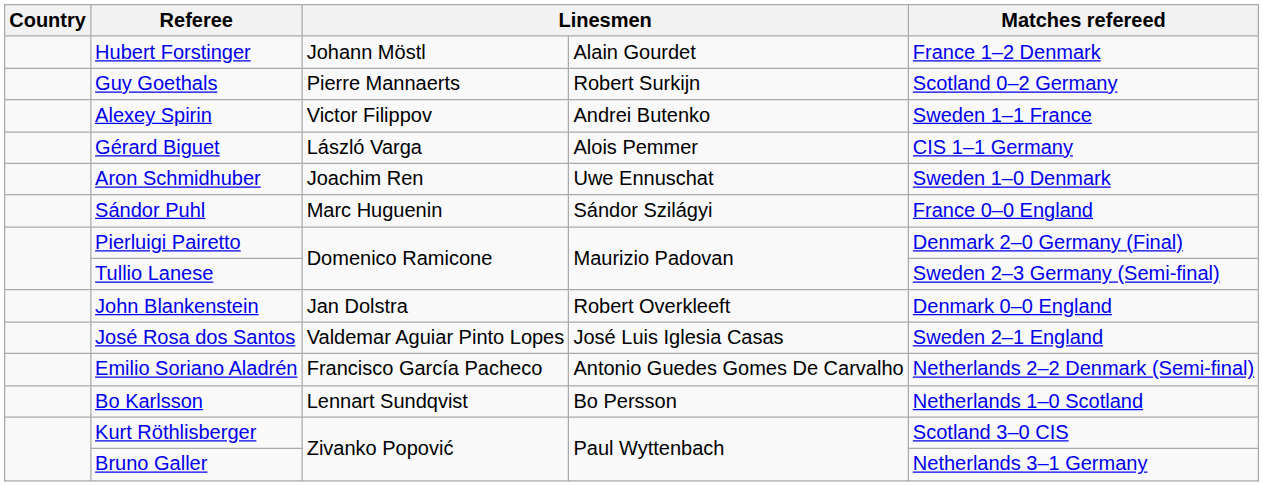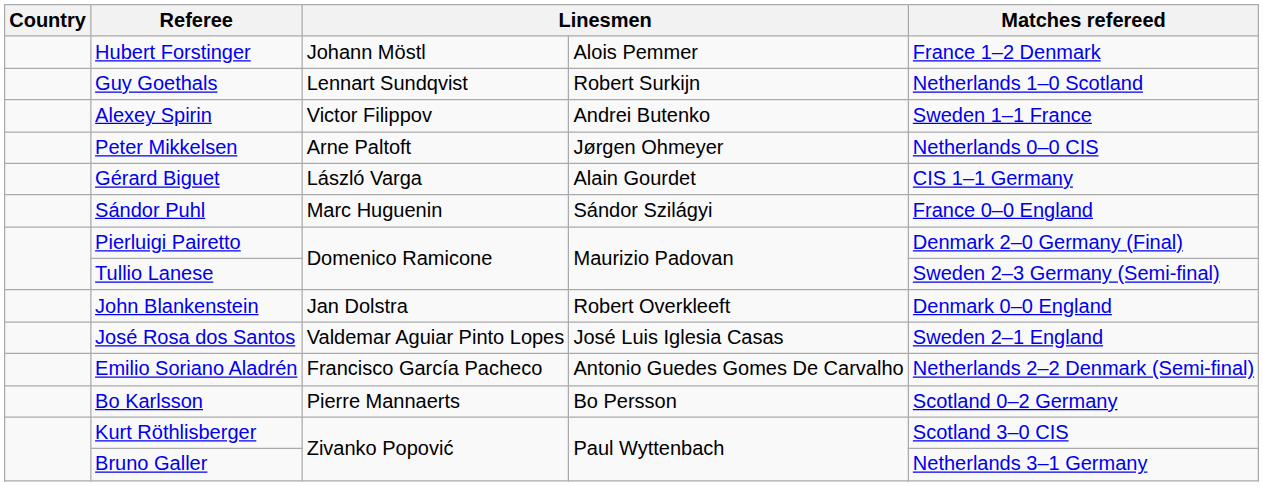(635, 52) Alain Gourdet -> (636, 52) Alois Pemmer
(383, 83) Pierre Mannaerts -> (387, 83) Lennart Sundqvist
(1015, 83) Scotland 0–2 Germany -> (1028, 83) Netherlands 1–0 Scotland
+ row: (166, 147)
(636, 147) Alois Pemmer -> (635, 178) Alain Gourdet
- row: (178, 178)
(387, 400) Lennart Sundqvist -> (383, 400) Pierre Mannaerts
(1028, 400) Netherlands 1–0 Scotland -> (1015, 400) Scotland 0–2 Germany
